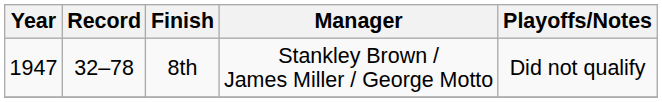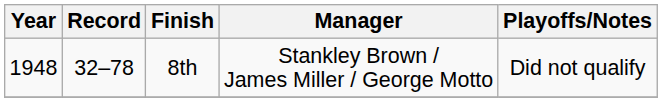(33, 67) 1947 -> (33, 67) 1948
